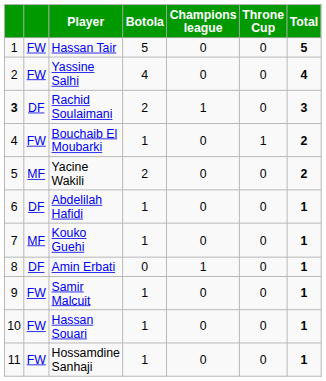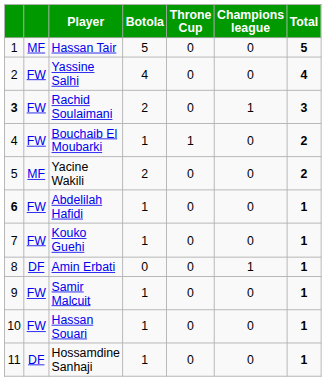columns swapped: (263, 21) <-> (203, 21)
(36, 48) FW -> (36, 48) MF
(36, 107) DF -> (36, 107) FW
(14, 207) normal -> (14, 207) bold
(36, 207) DF -> (36, 207) FW
(36, 240) MF -> (36, 240) FW
(36, 360) FW -> (36, 360) DF
